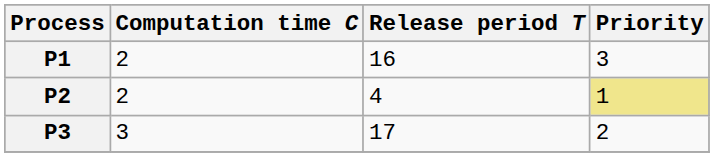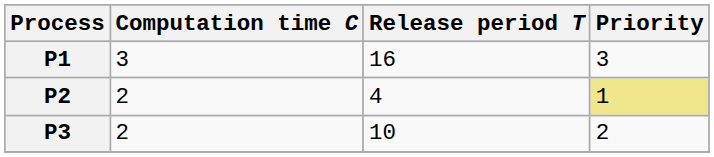(122, 60) 2 -> (122, 60) 3
(122, 133) 3 -> (122, 133) 2
(383, 133) 17 -> (383, 133) 10
